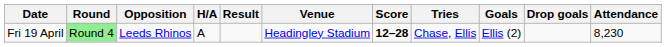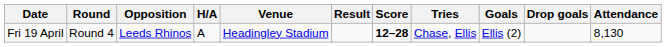columns swapped: (317, 14) <-> (241, 14)
(91, 33) lightgreen background -> (91, 33) no background
(609, 33) 8,230 -> (609, 33) 8,130
